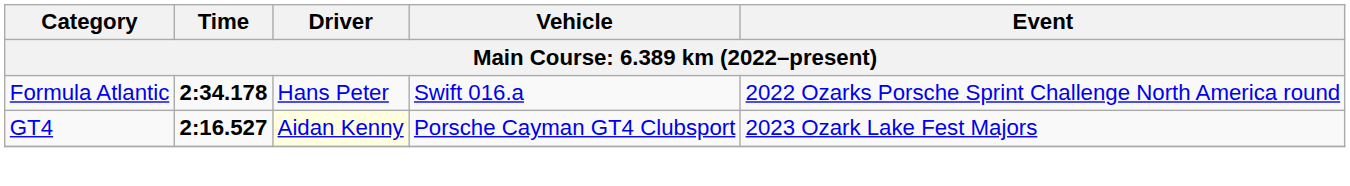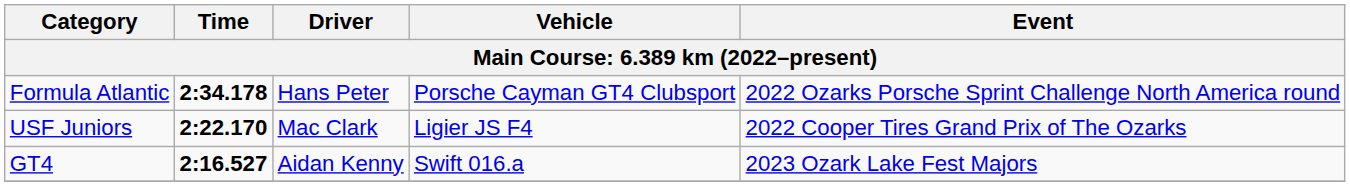(469, 92) Swift 016.a -> (575, 92) Porsche Cayman GT4 Clubsport
+ row: (71, 127)
(341, 127) lightyellow background -> (341, 163) no background
(575, 127) Porsche Cayman GT4 Clubsport -> (469, 163) Swift 016.a
